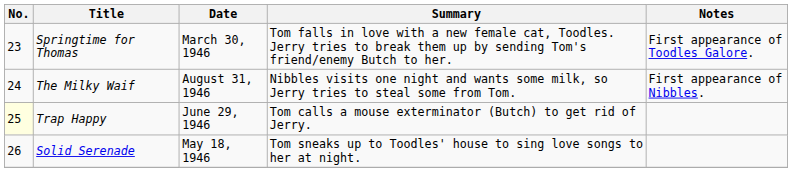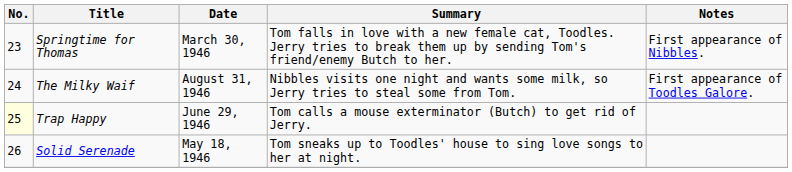(715, 47) First appearance of Toodles Galore. -> (715, 47) First appearance of Nibbles.
(715, 86) First appearance of Nibbles. -> (715, 86) First appearance of Toodles Galore.
